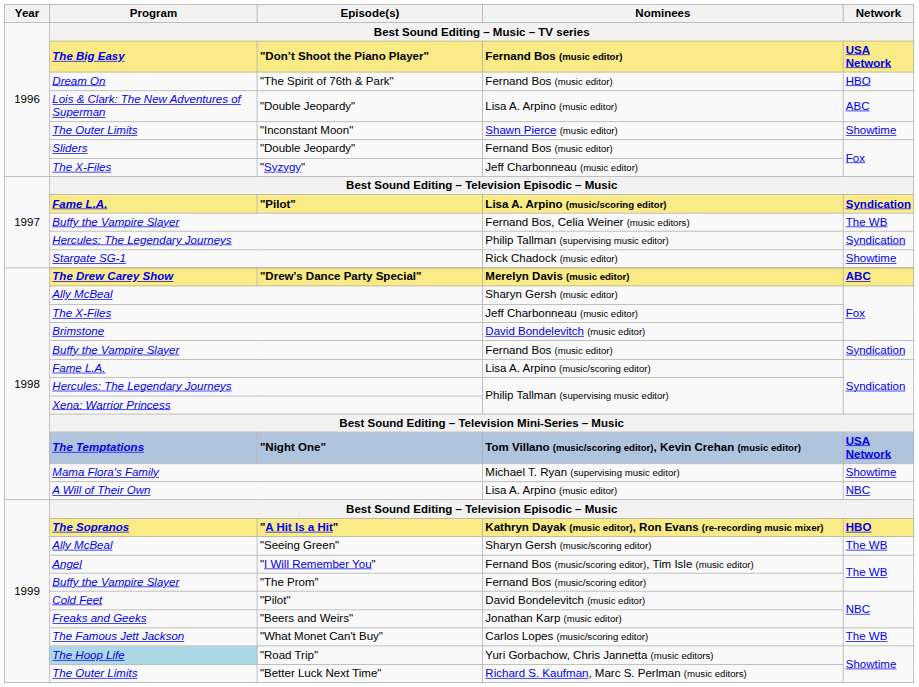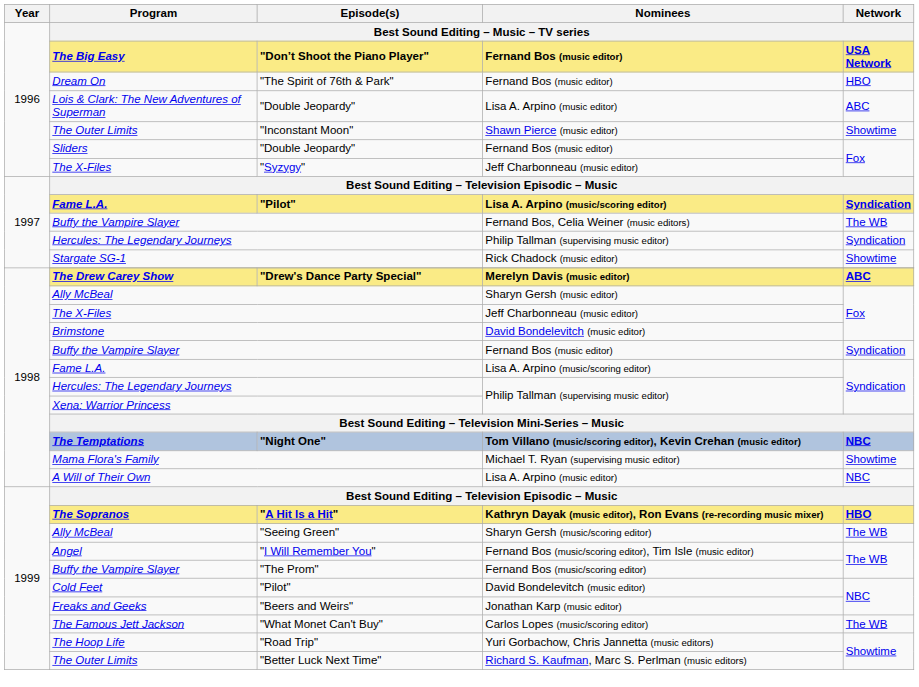(868, 447) USA Network -> (858, 441) NBC
(88, 655) lightblue background -> (88, 642) no background
